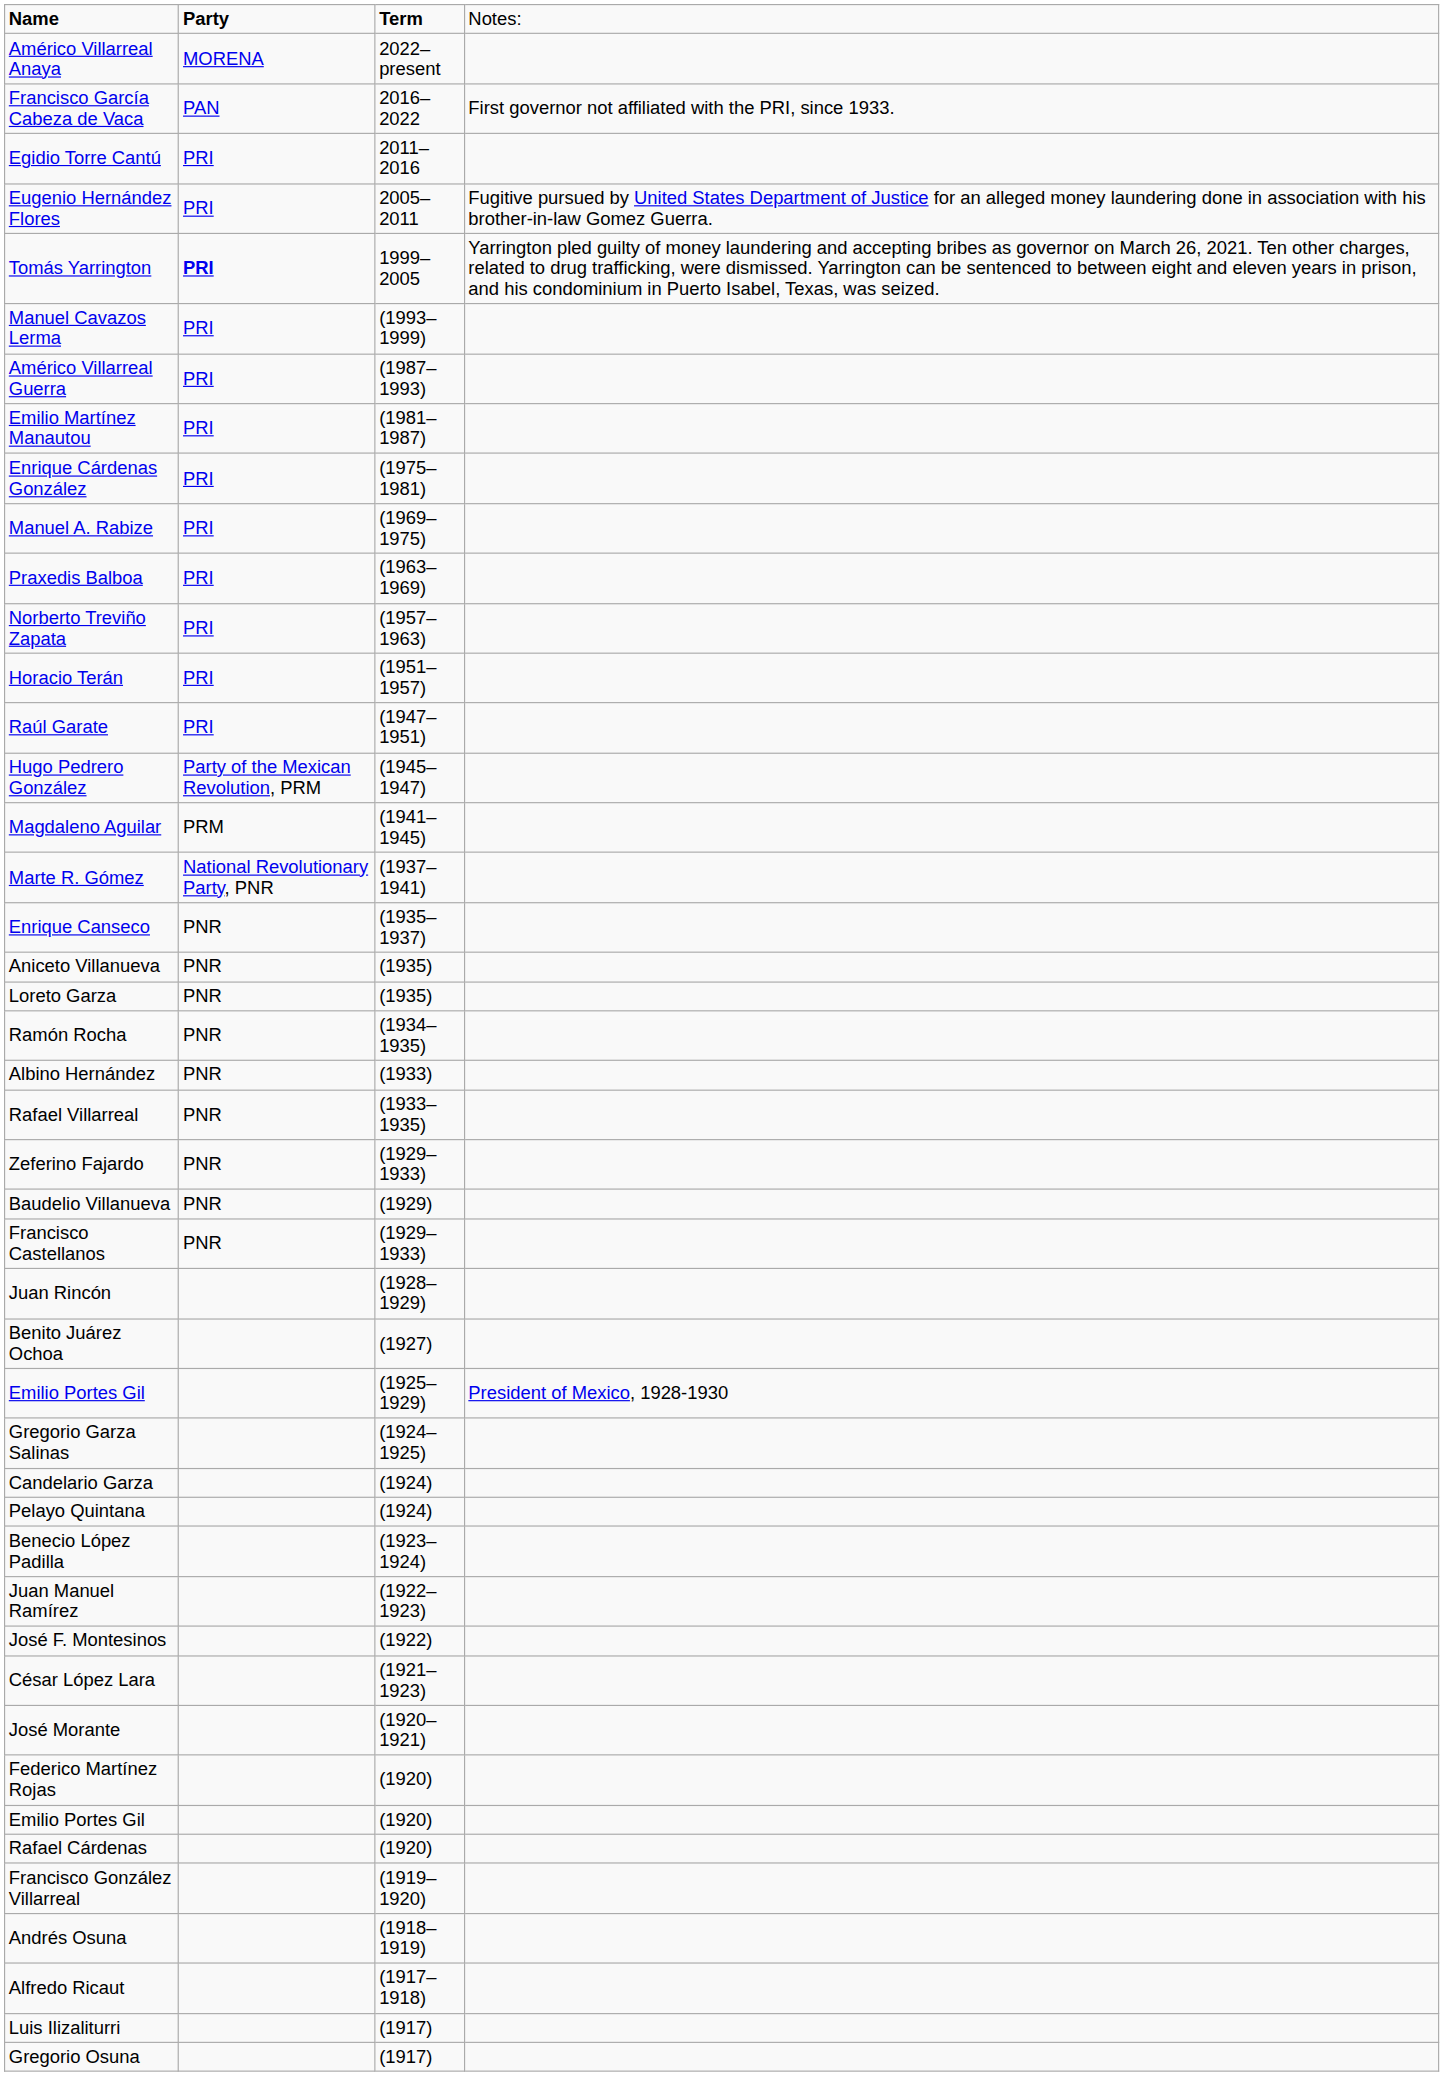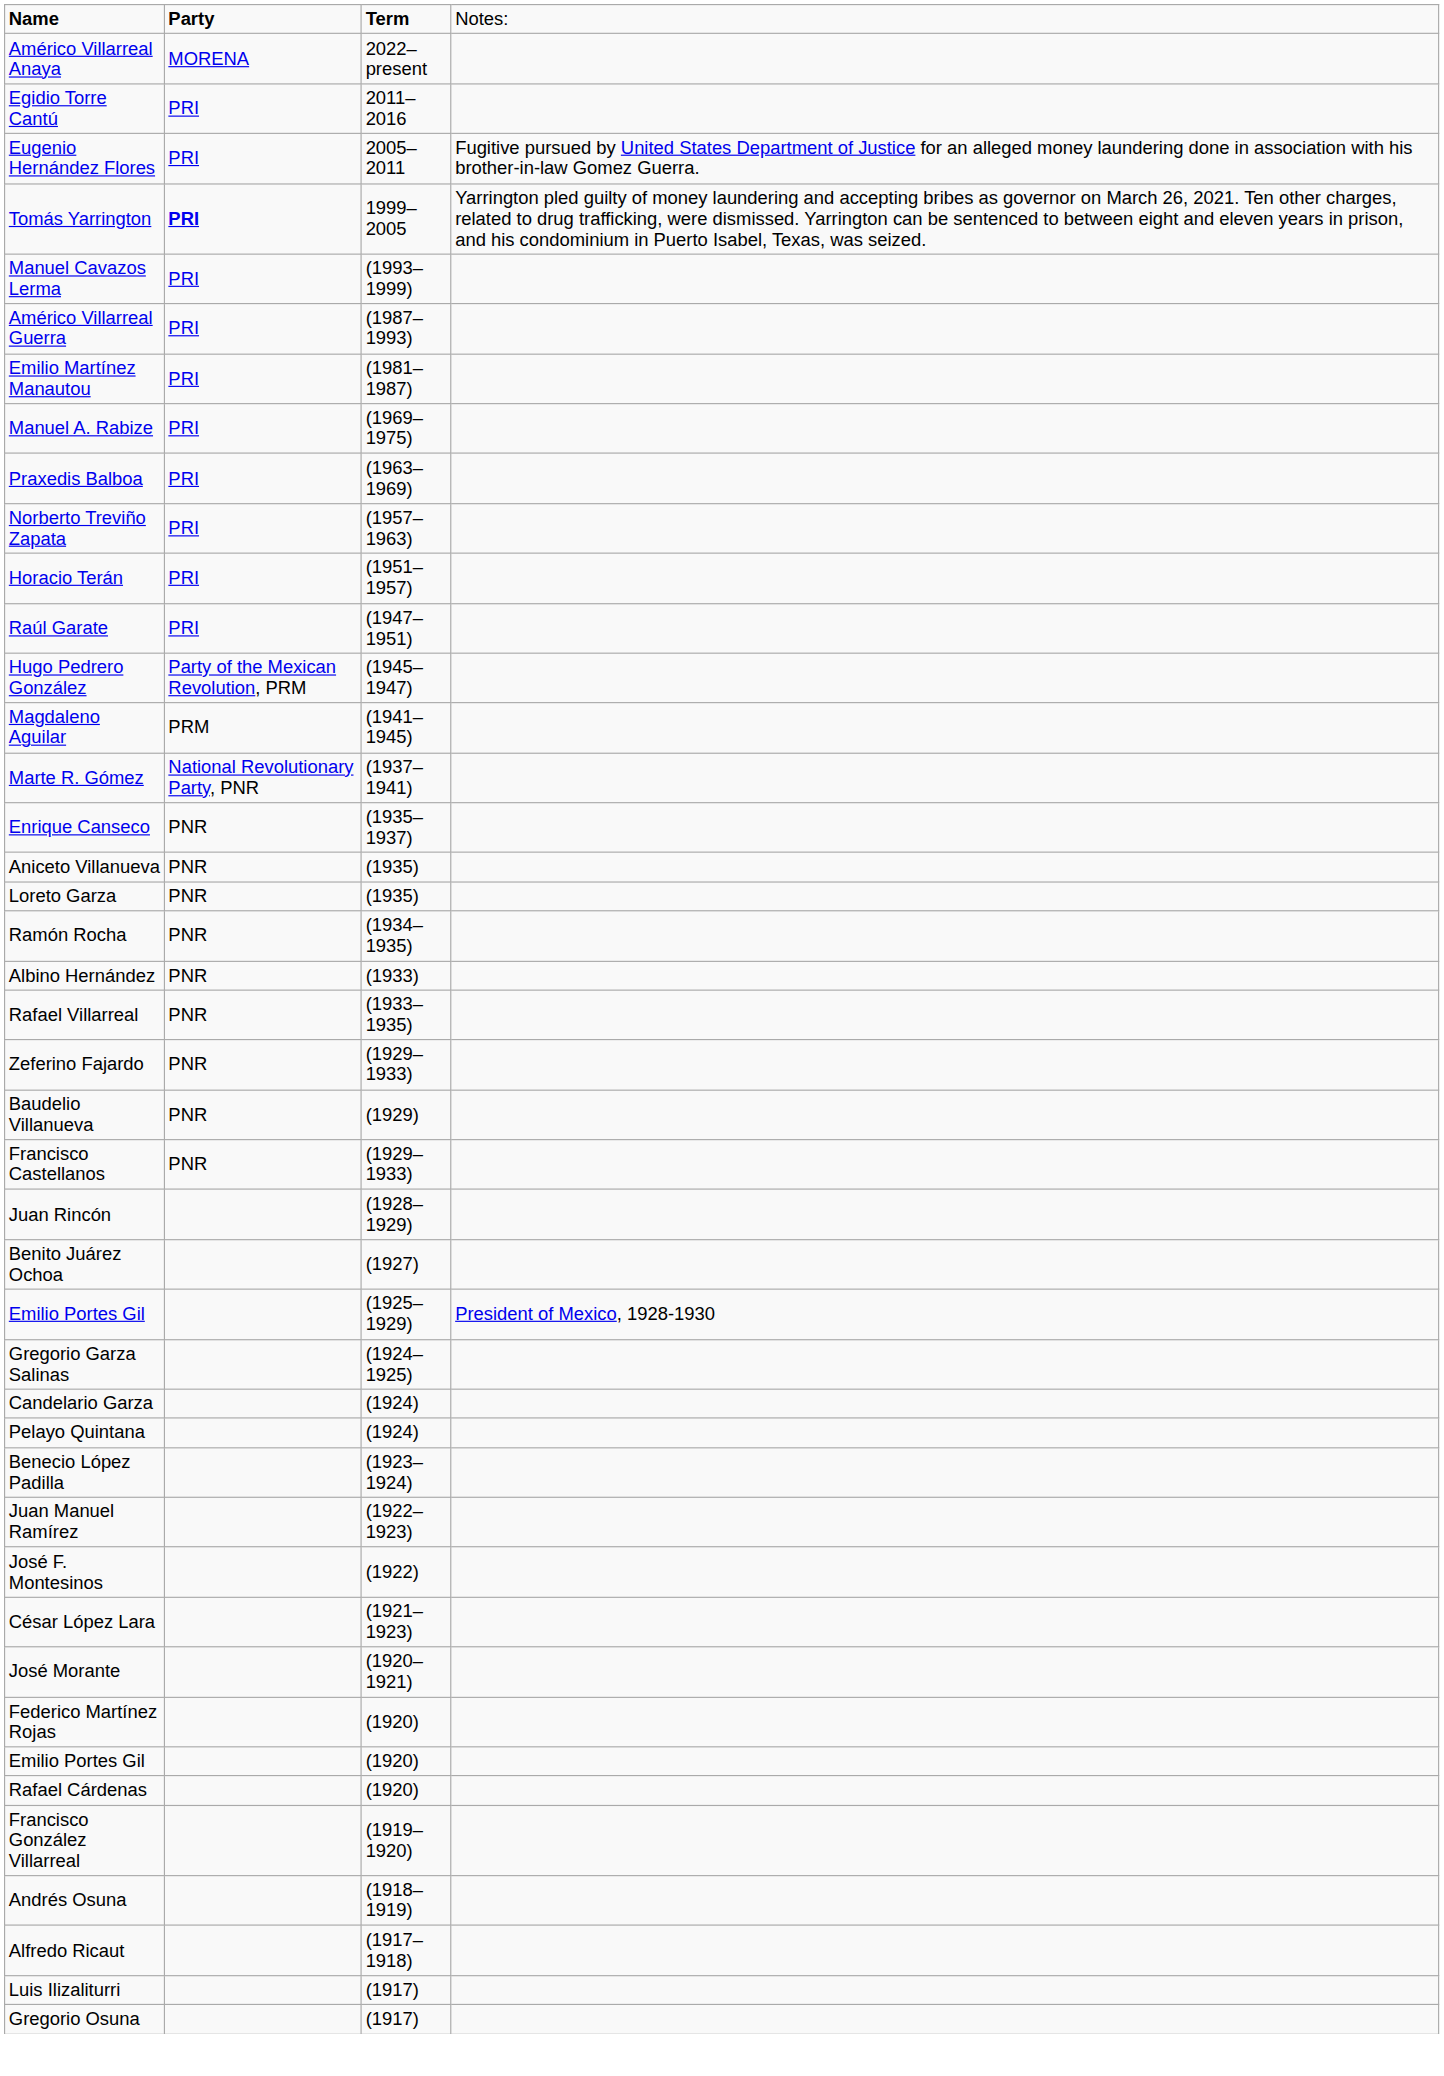- row: (79, 108)
- row: (83, 478)
